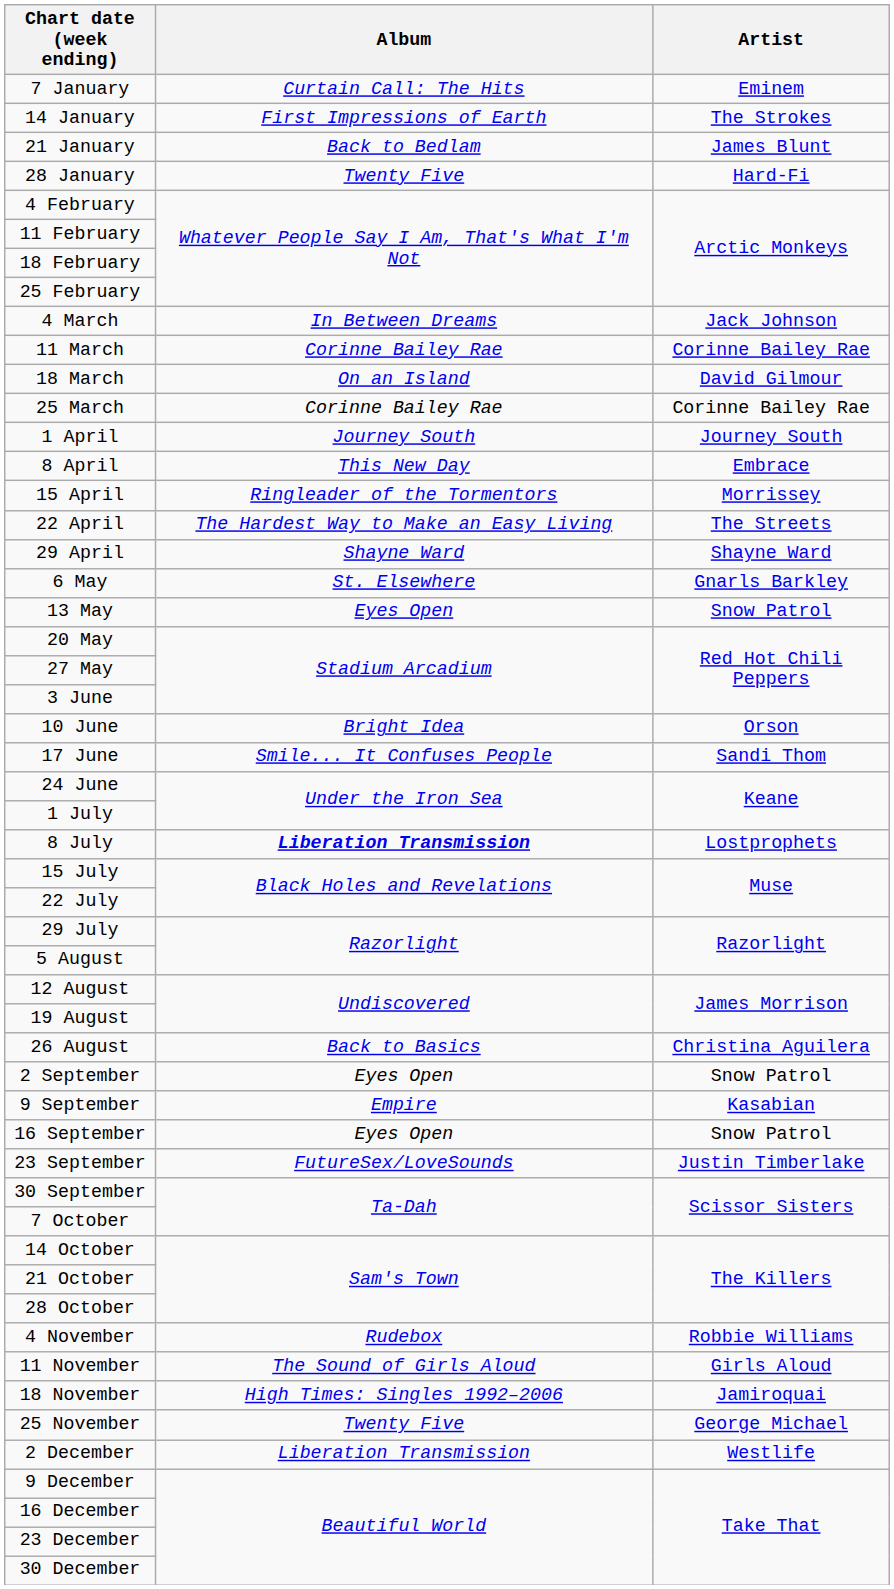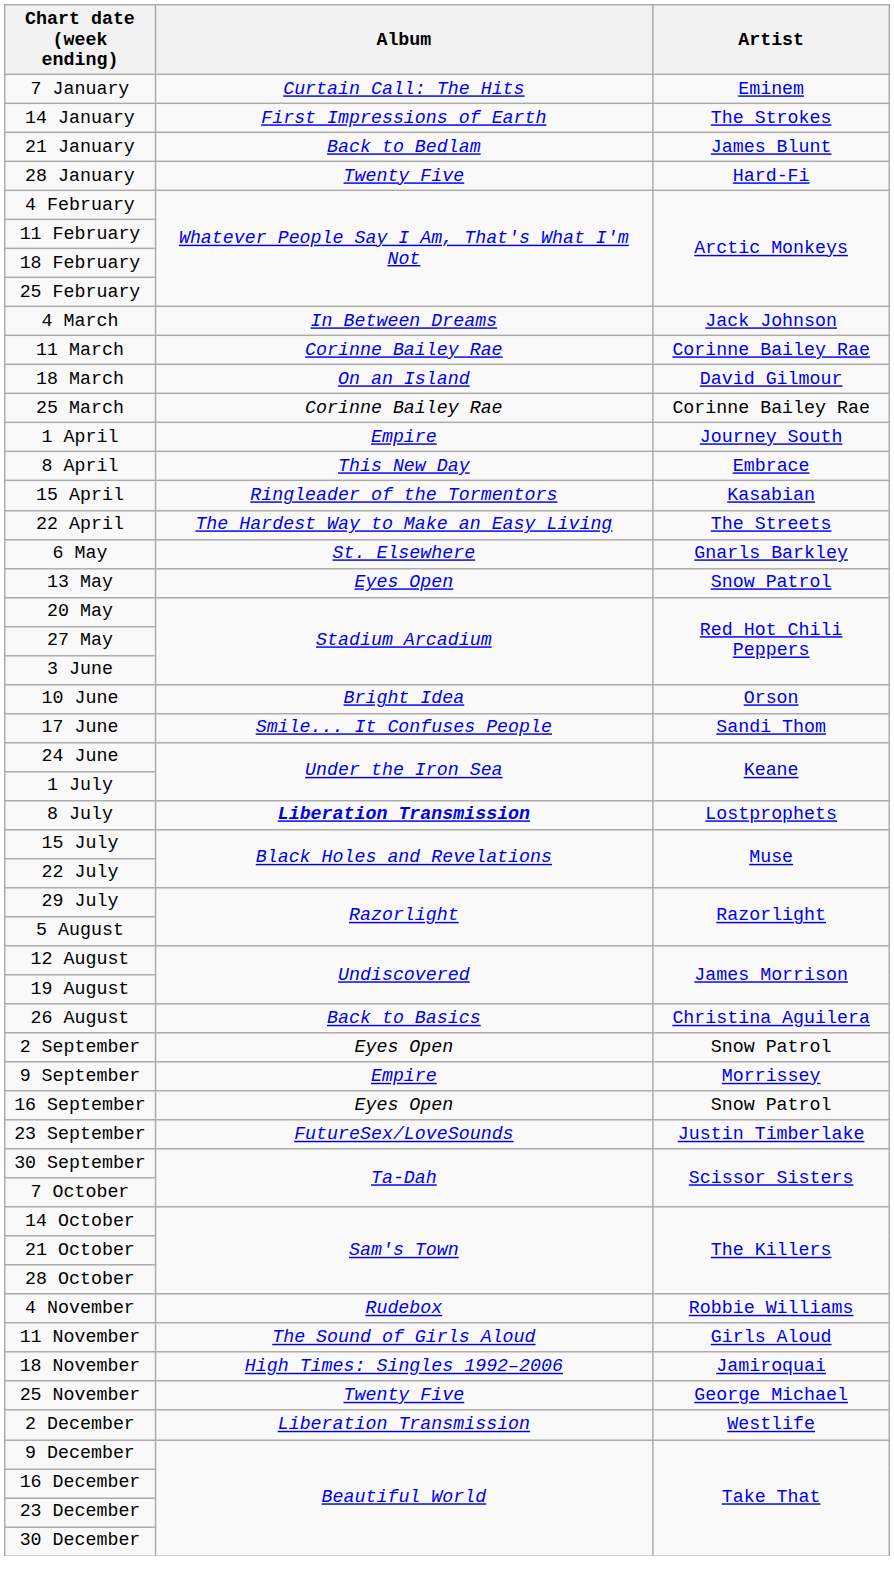(404, 437) Journey South -> (404, 437) Empire
(771, 495) Morrissey -> (771, 495) Kasabian
- row: (80, 553)
(771, 1105) Kasabian -> (771, 1076) Morrissey
